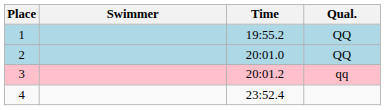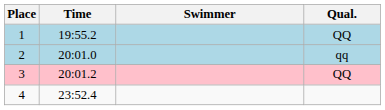columns swapped: (133, 14) <-> (265, 14)
(342, 54) QQ -> (342, 54) qq
(342, 74) qq -> (342, 74) QQ
